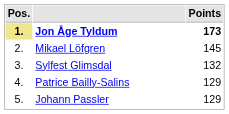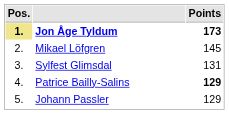(212, 65) 132 -> (212, 65) 131
(212, 82) normal -> (212, 82) bold
